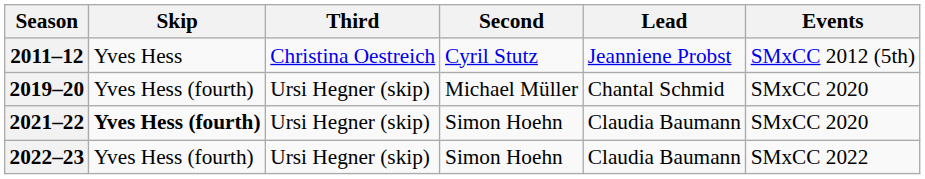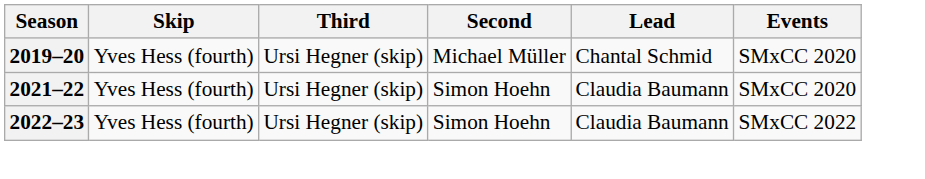- row: (47, 55)
(177, 122) bold -> (174, 88) normal
